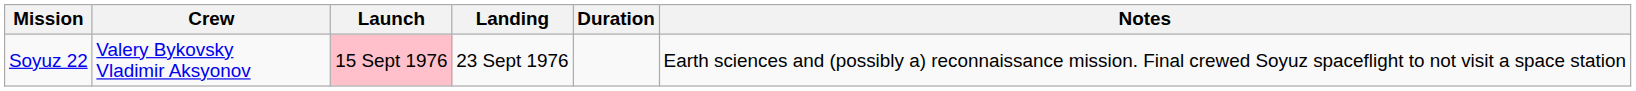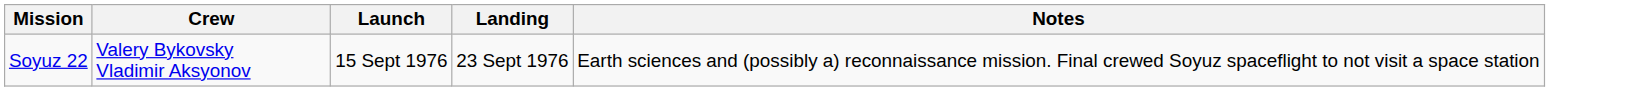- column: (616, 19)
(391, 60) pink background -> (391, 60) no background
